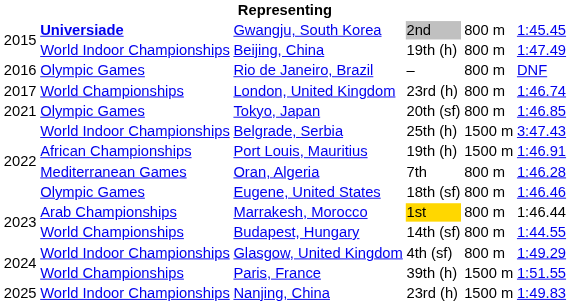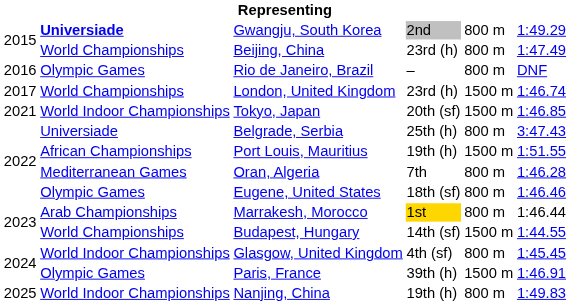(541, 30) 1:45.45 -> (541, 30) 1:49.29
(135, 50) World Indoor Championships -> (112, 50) World Championships
(432, 50) 19th (h) -> (432, 50) 23rd (h)
(485, 91) 800 m -> (489, 91) 1500 m
(93, 111) Olympic Games -> (135, 111) World Indoor Championships
(485, 111) 800 m -> (489, 111) 1500 m
(135, 131) World Indoor Championships -> (79, 131) Universiade
(489, 131) 1500 m -> (485, 131) 800 m
(541, 151) 1:46.91 -> (541, 151) 1:51.55
(485, 232) 800 m -> (489, 232) 1500 m
(541, 252) 1:49.29 -> (541, 252) 1:45.45
(112, 273) World Championships -> (93, 273) Olympic Games
(541, 273) 1:51.55 -> (541, 273) 1:46.91
(432, 293) 23rd (h) -> (432, 293) 19th (h)
(489, 293) 1500 m -> (485, 293) 800 m
